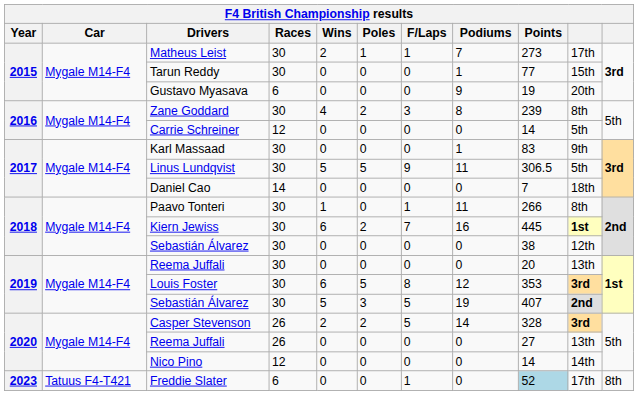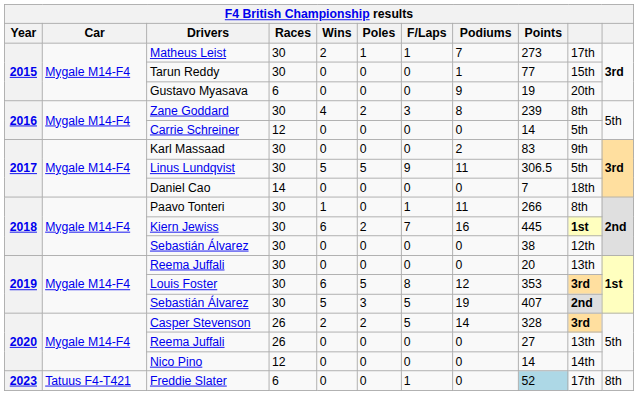(459, 149) 1 -> (459, 149) 2
